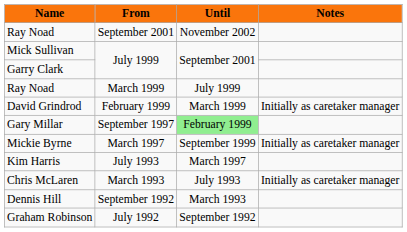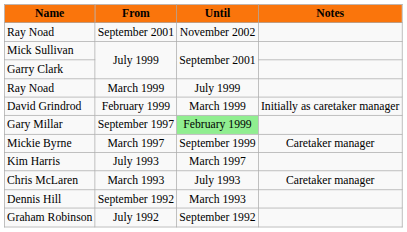(330, 143) Initially as caretaker manager -> (330, 143) Caretaker manager
(330, 180) Initially as caretaker manager -> (330, 180) Caretaker manager
